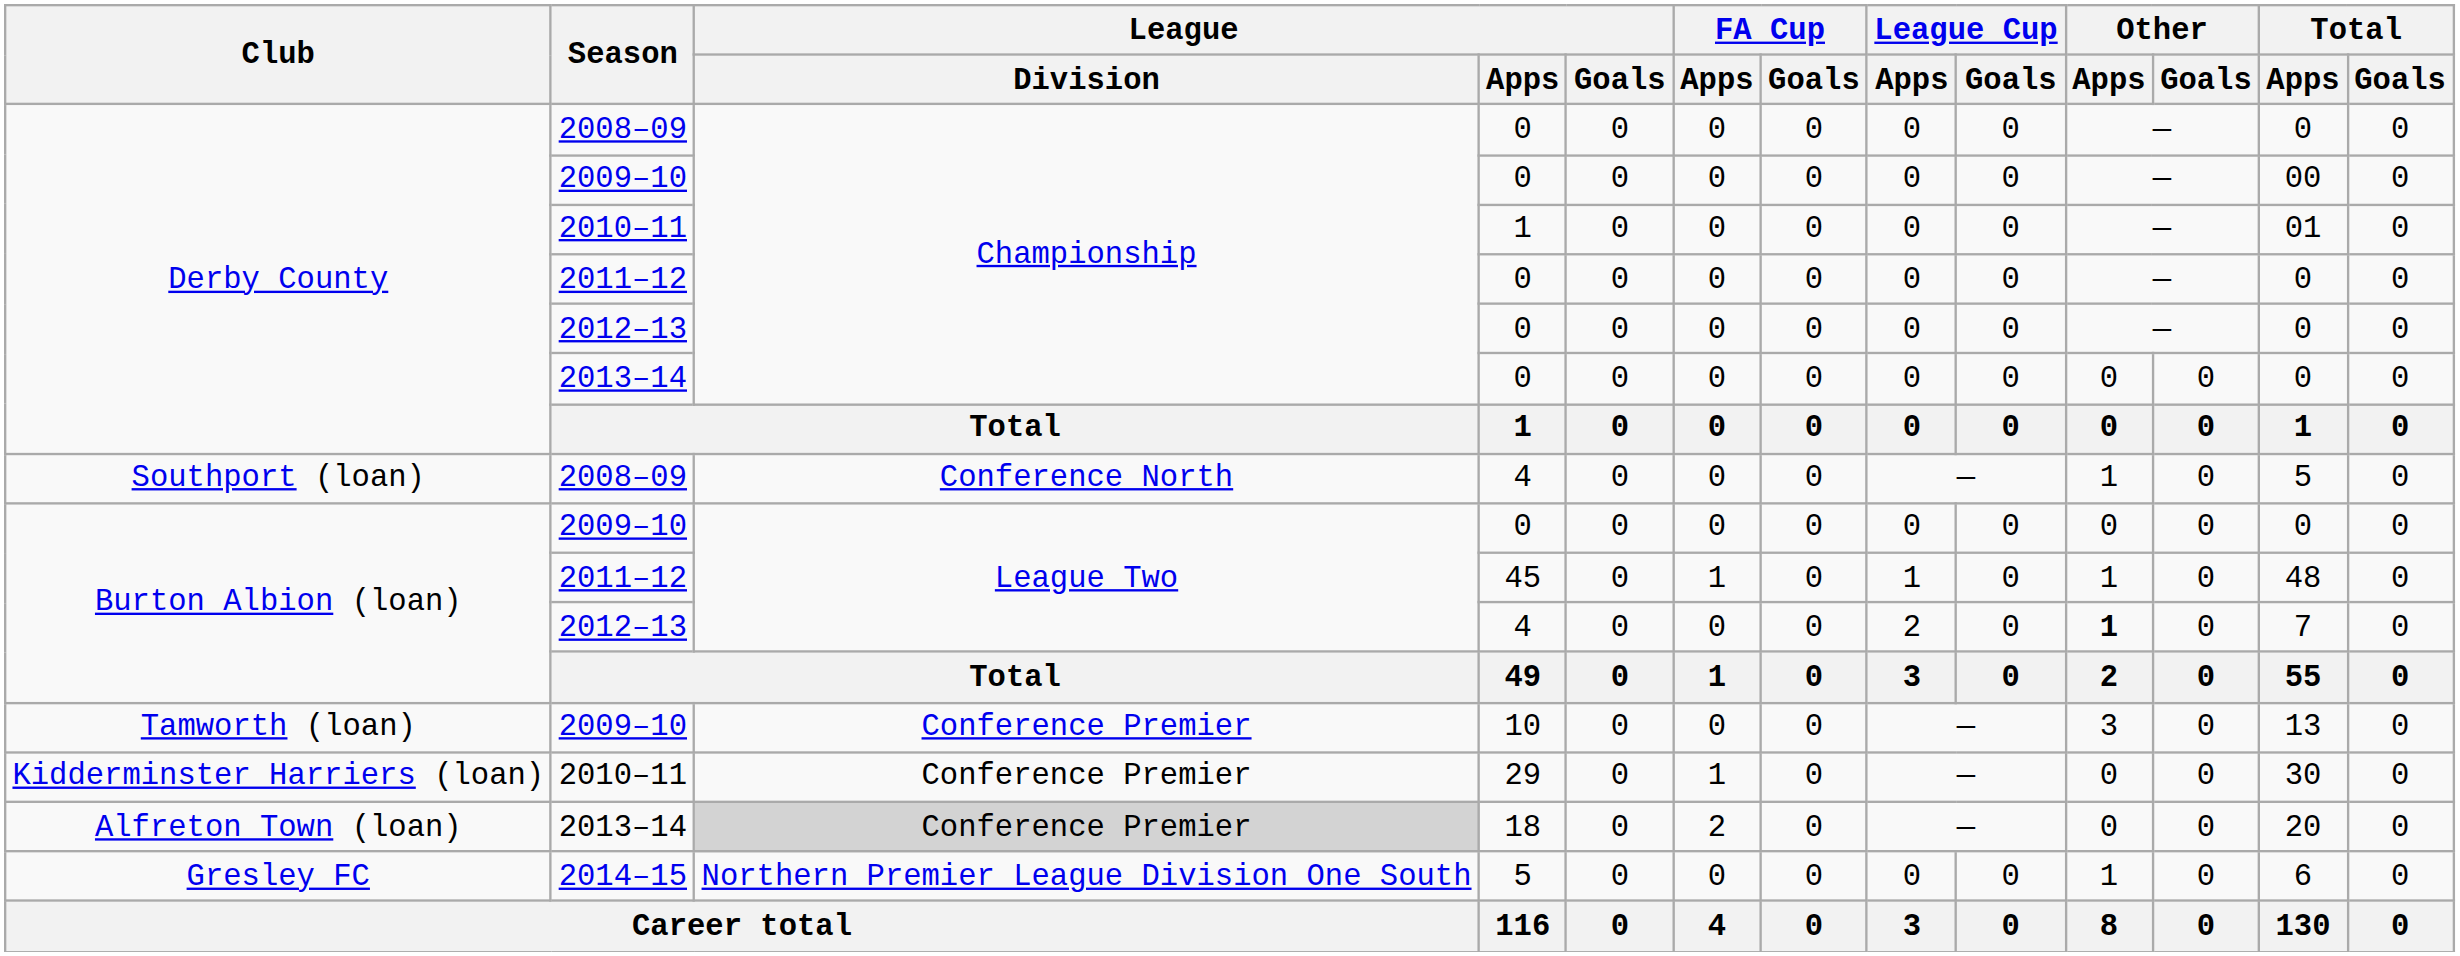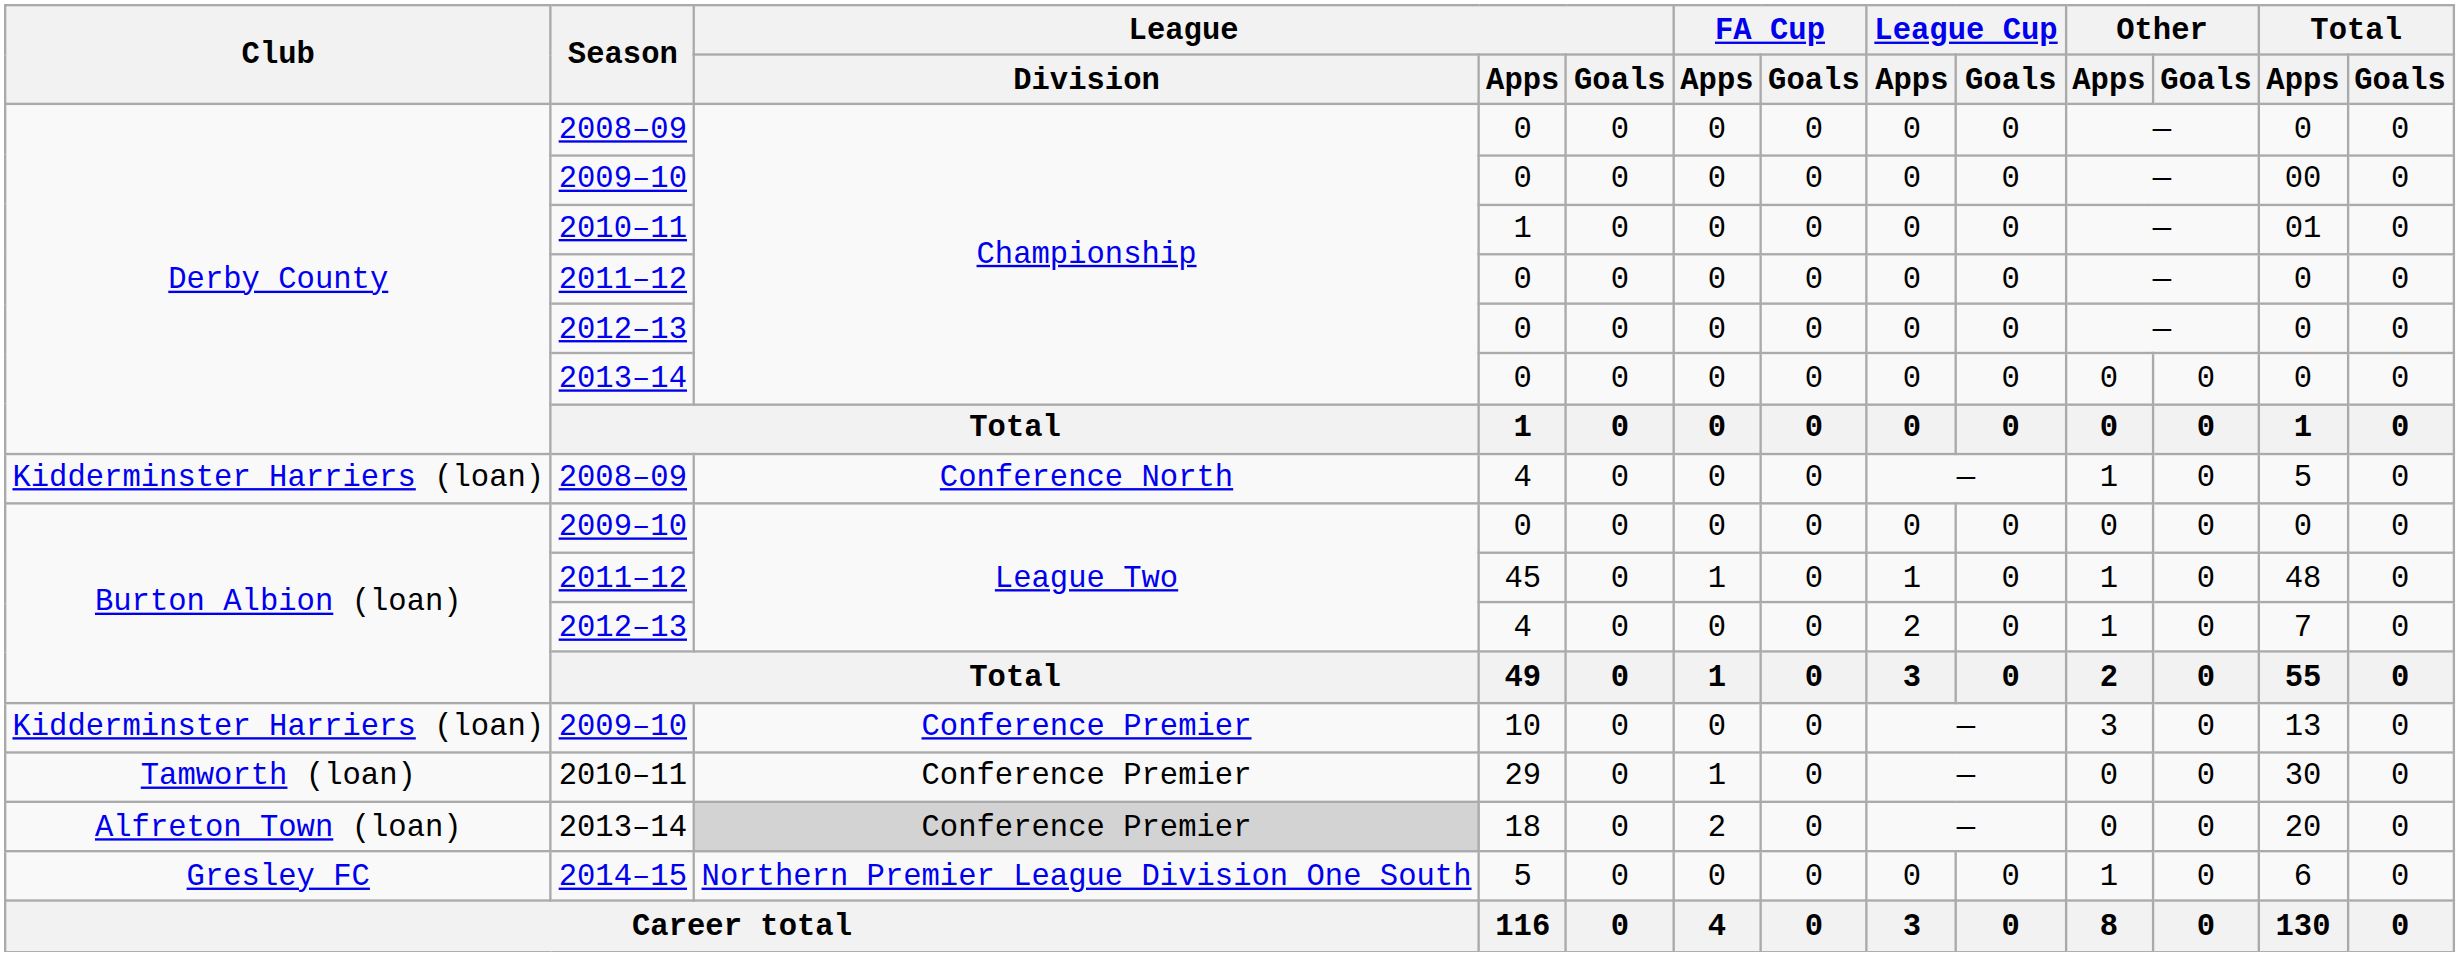(278, 478) Southport (loan) -> (278, 478) Kidderminster Harriers (loan)
(2109, 628) bold -> (2109, 628) normal
(278, 727) Tamworth (loan) -> (278, 727) Kidderminster Harriers (loan)
(278, 777) Kidderminster Harriers (loan) -> (278, 777) Tamworth (loan)
